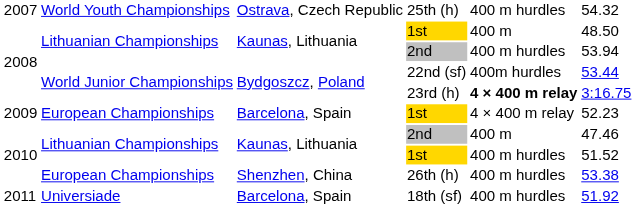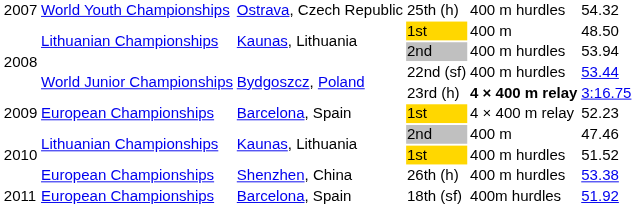(516, 72) 400m hurdles -> (518, 72) 400 m hurdles
(81, 196) Universiade -> (128, 196) European Championships
(518, 196) 400 m hurdles -> (516, 196) 400m hurdles
